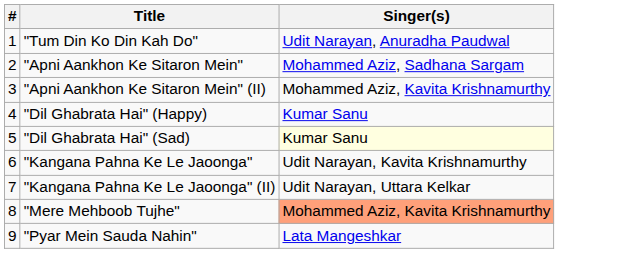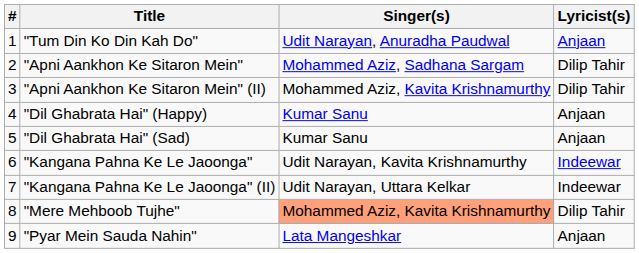+ column: (594, 16)
(325, 138) lightyellow background -> (325, 138) no background
